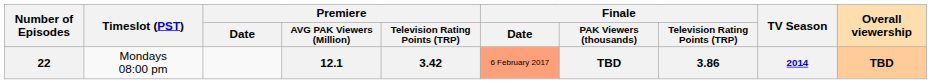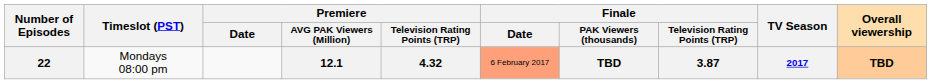(431, 62) 3.42 -> (431, 62) 4.32
(708, 62) 3.86 -> (708, 62) 3.87
(797, 63) 2014 -> (797, 63) 2017
